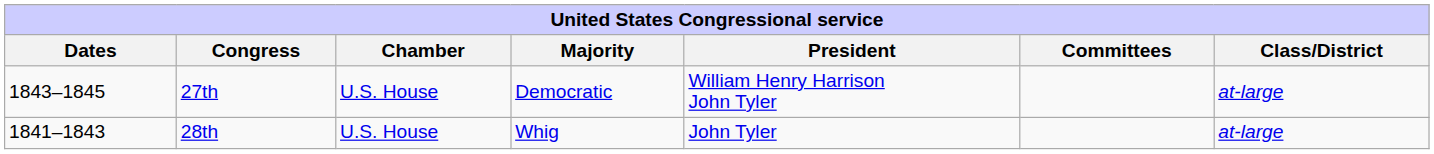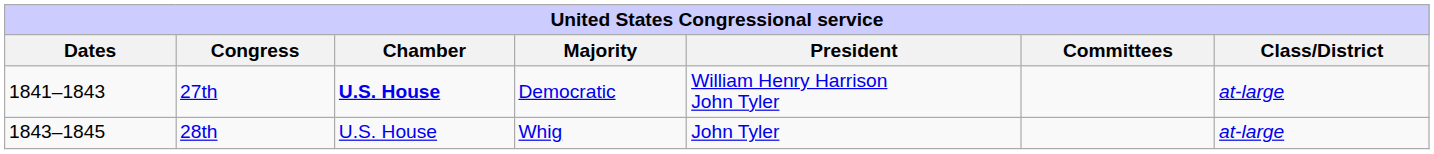(57, 91) 1843–1845 -> (57, 91) 1841–1843
(389, 91) normal -> (390, 91) bold
(57, 132) 1841–1843 -> (57, 132) 1843–1845
